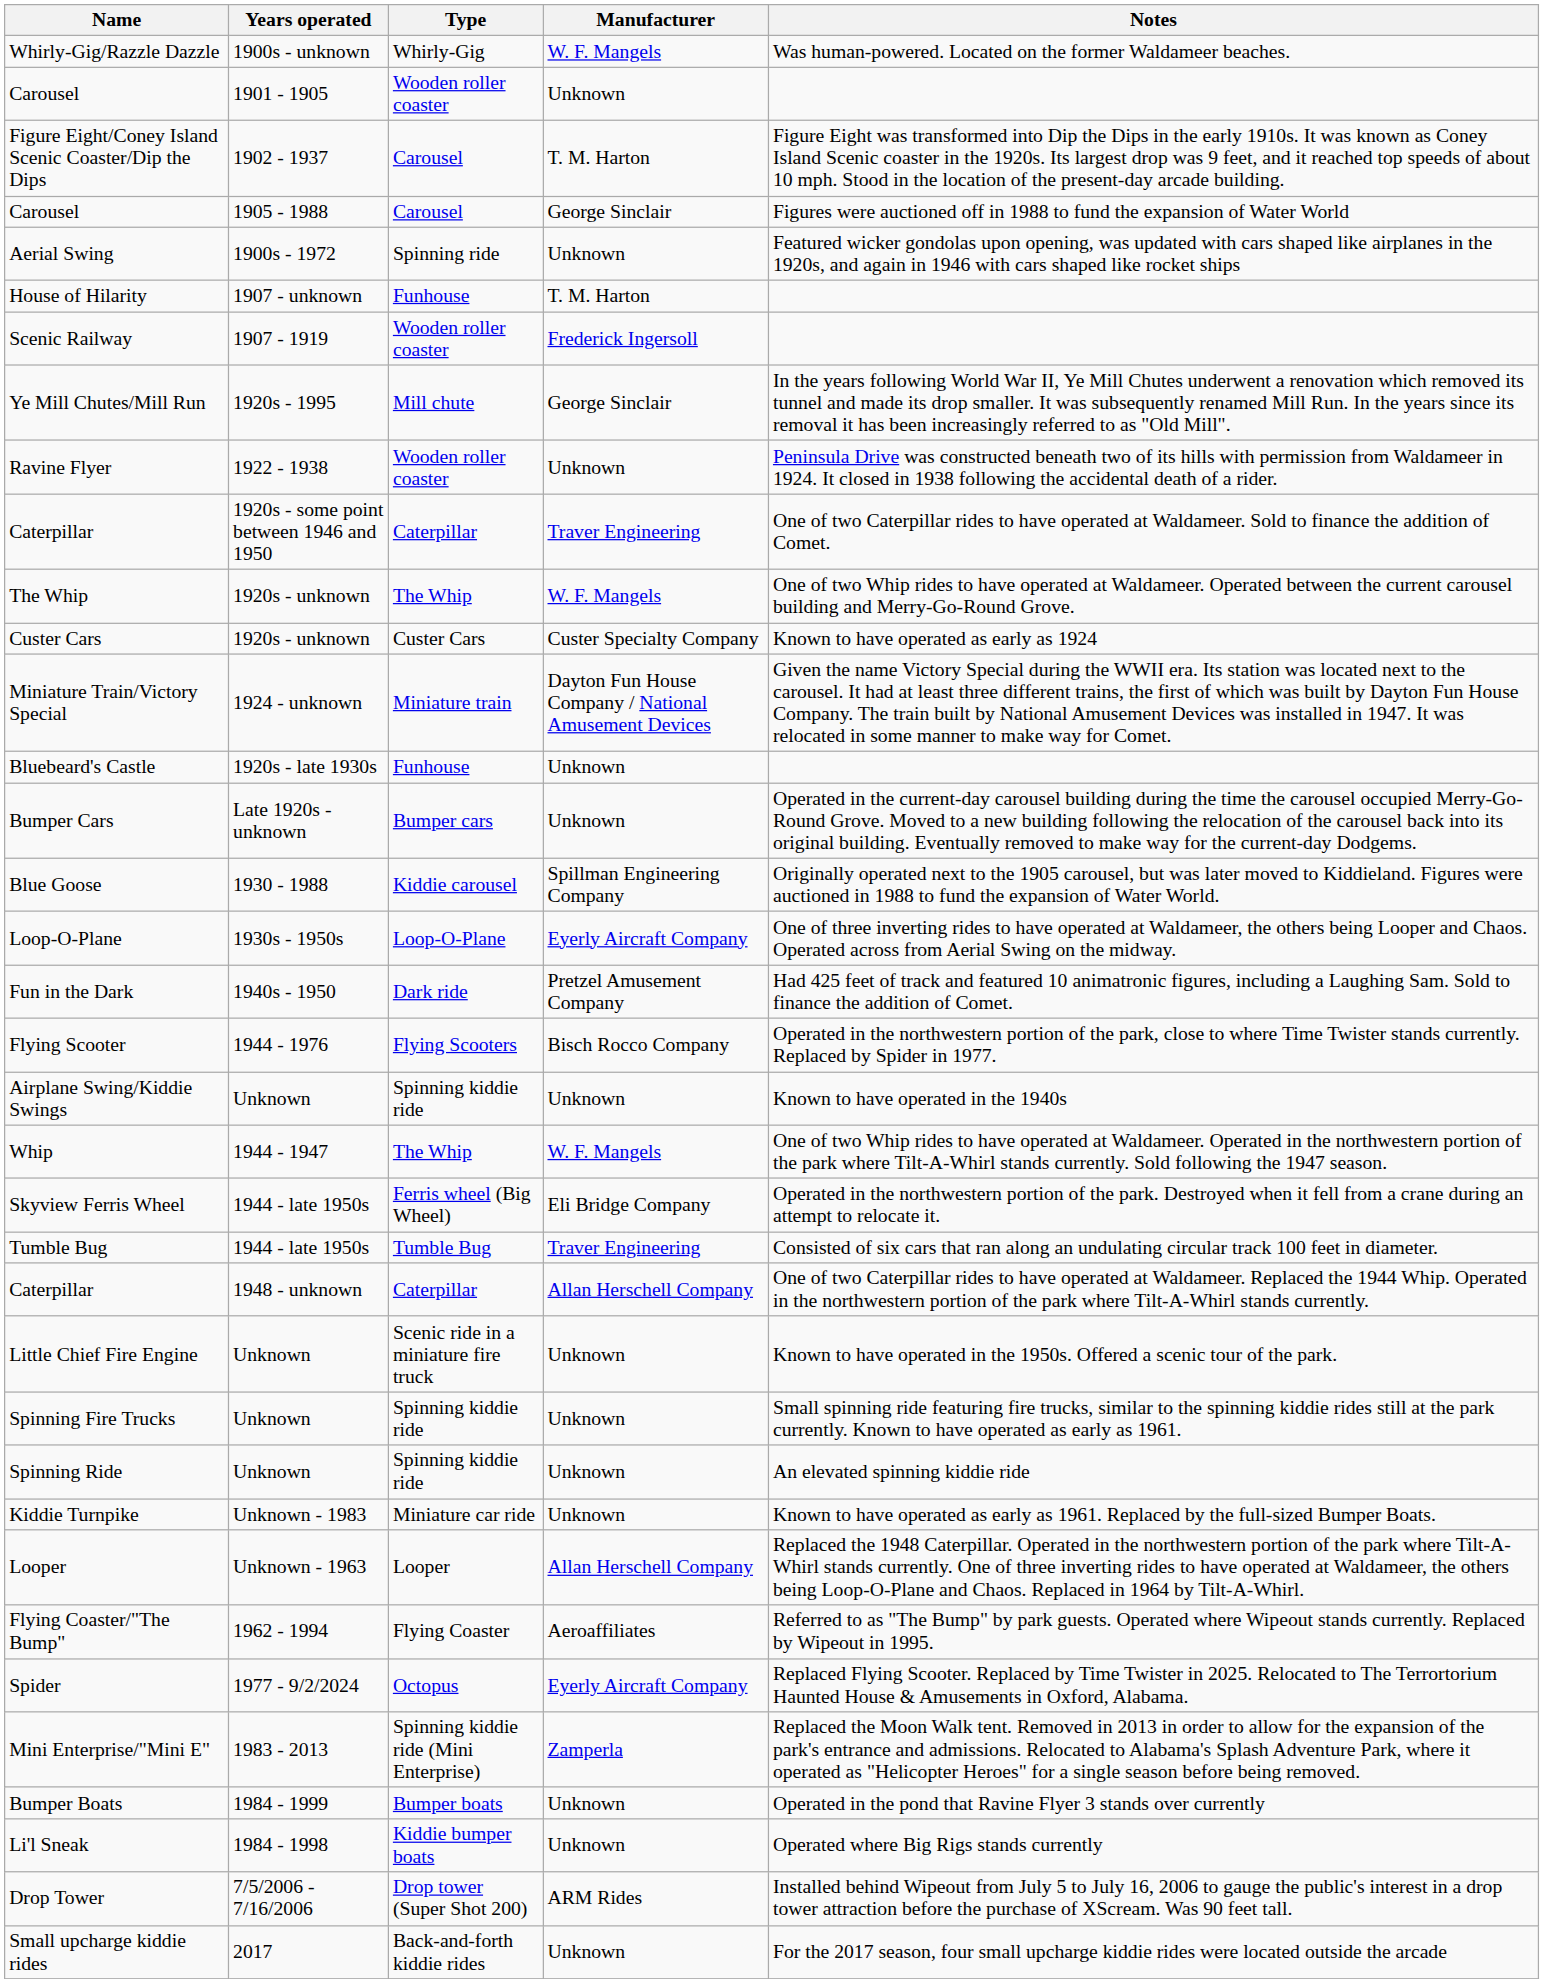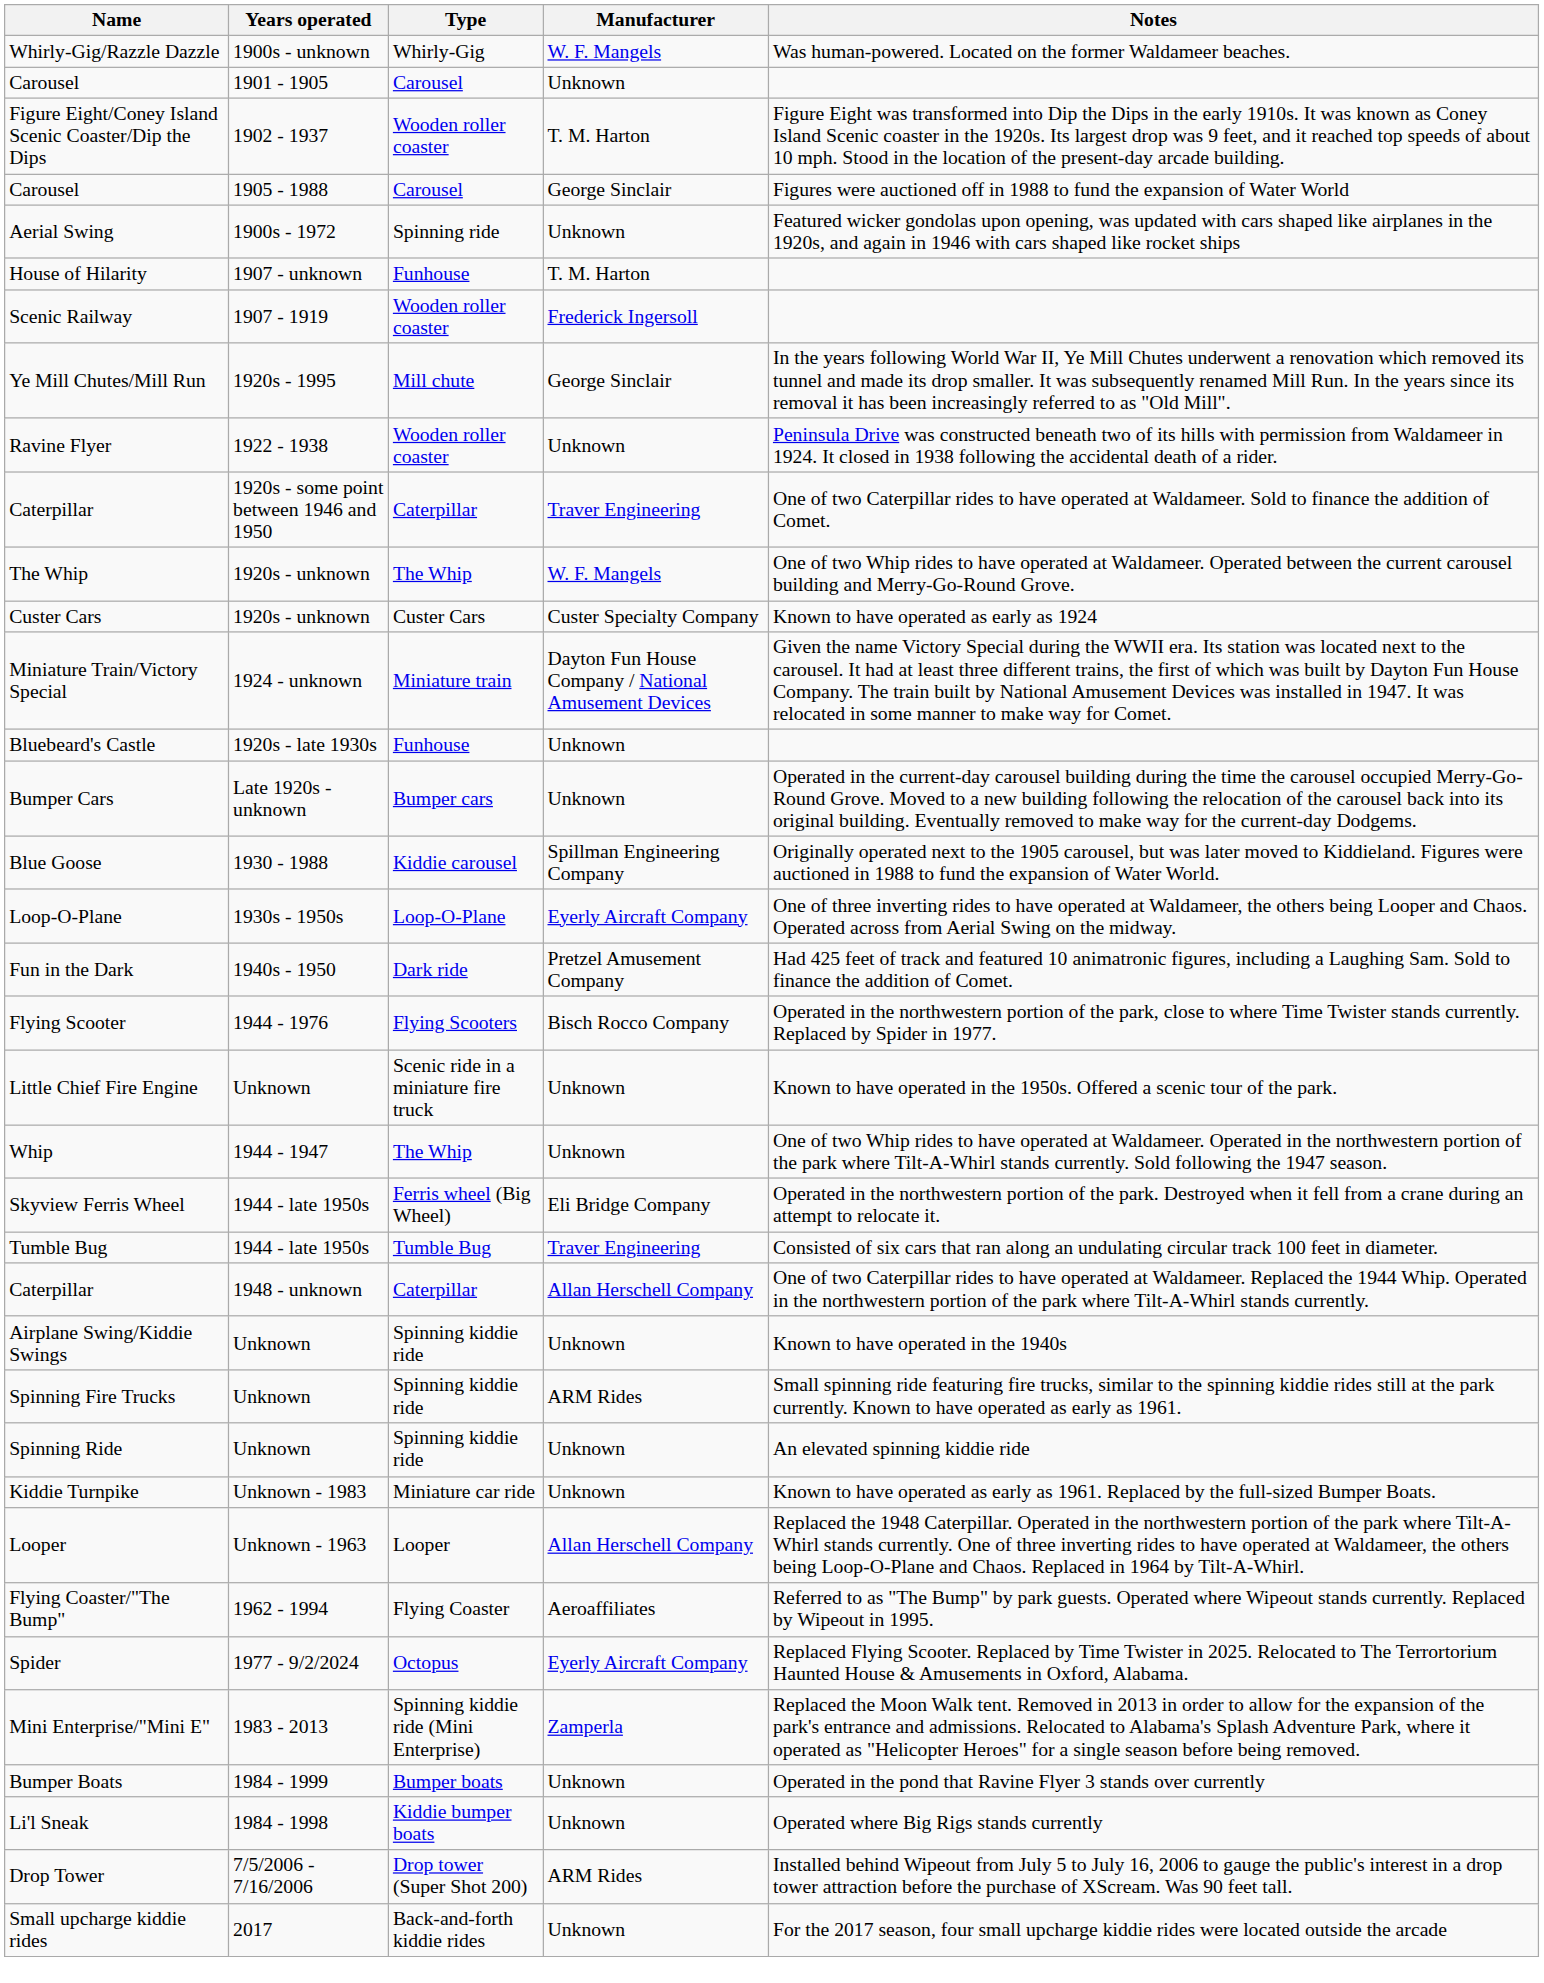(449, 93) Wooden roller coaster -> (428, 82) Carousel
(428, 158) Carousel -> (449, 135) Wooden roller coaster
rows swapped: (101, 1098) <-> (103, 1353)
(604, 1151) W. F. Mangels -> (586, 1151) Unknown
(586, 1418) Unknown -> (595, 1396) ARM Rides
